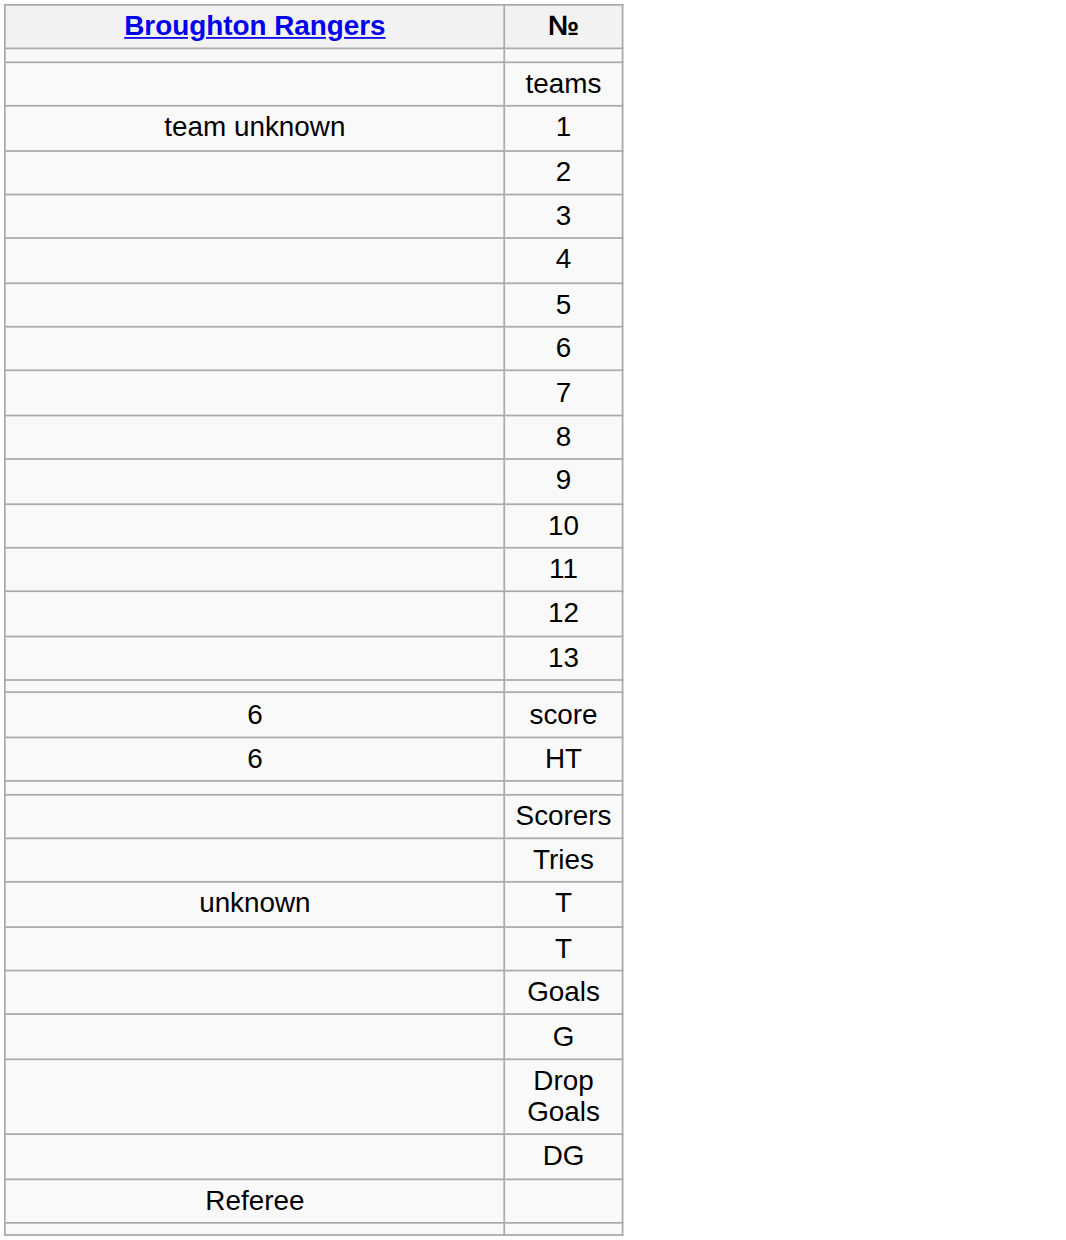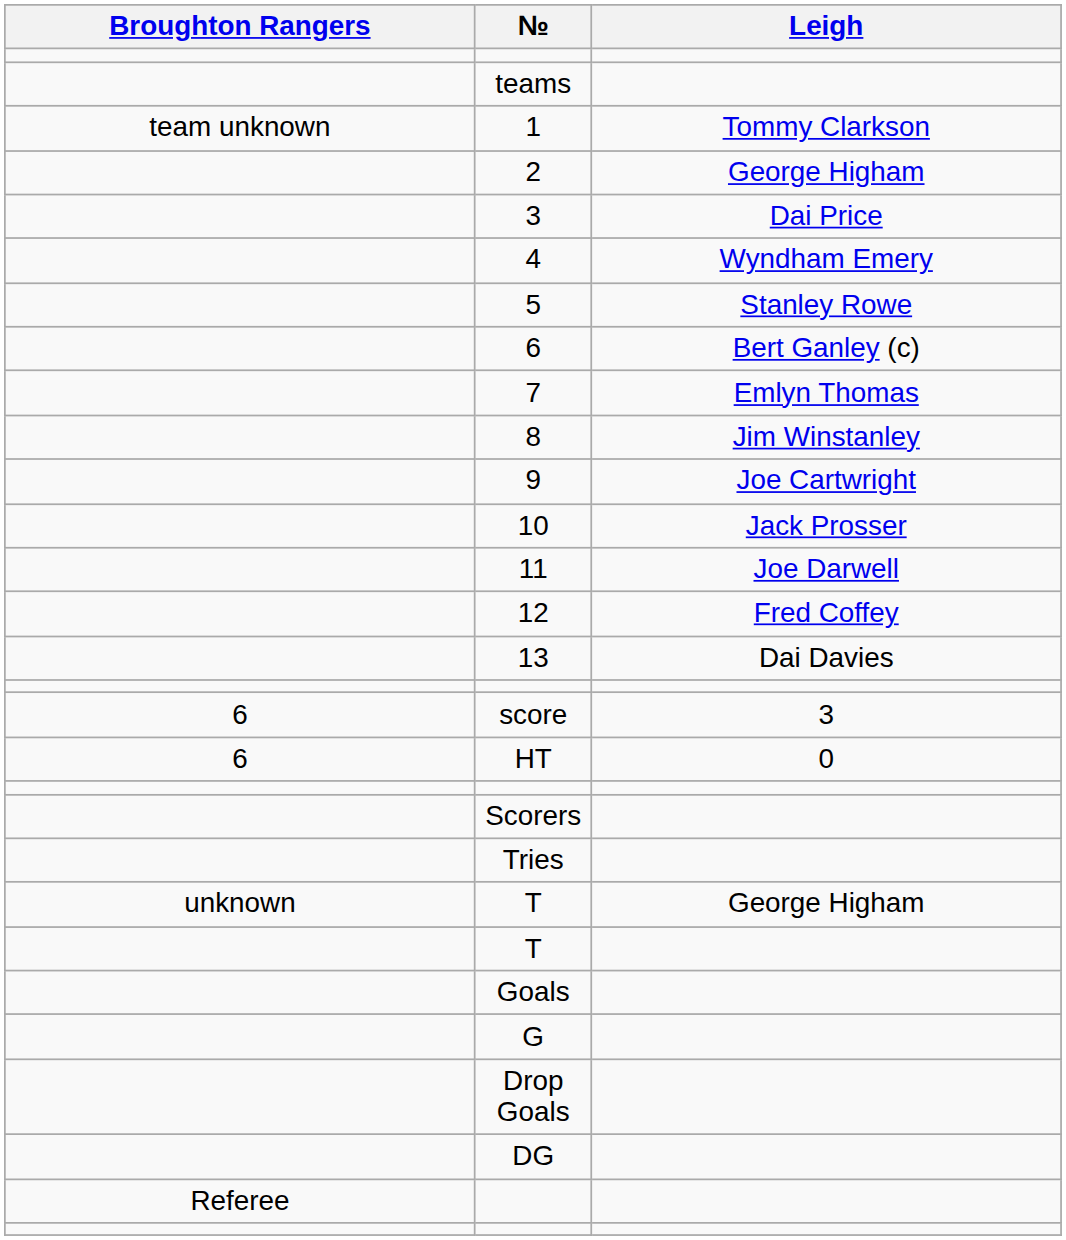+ column: (826, 26)
